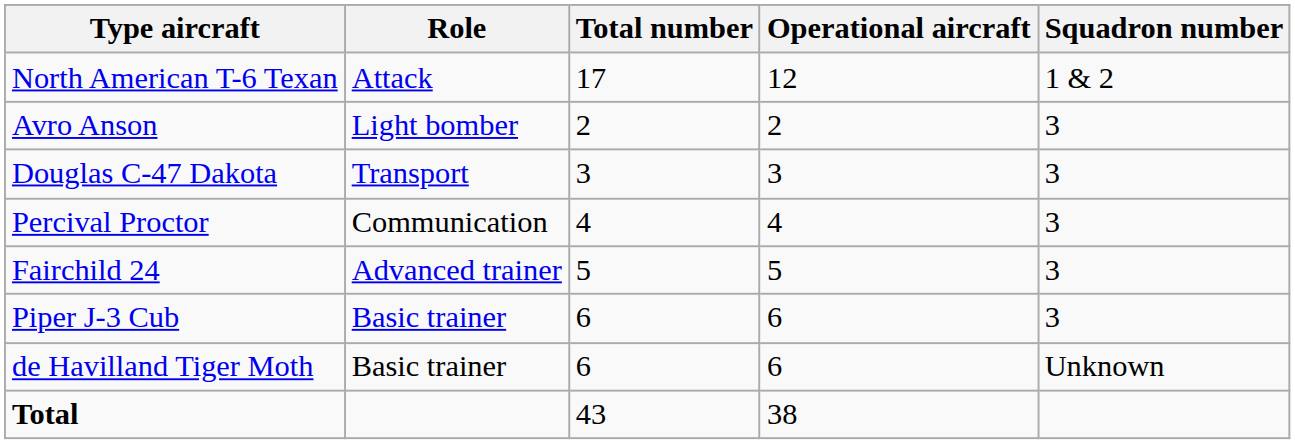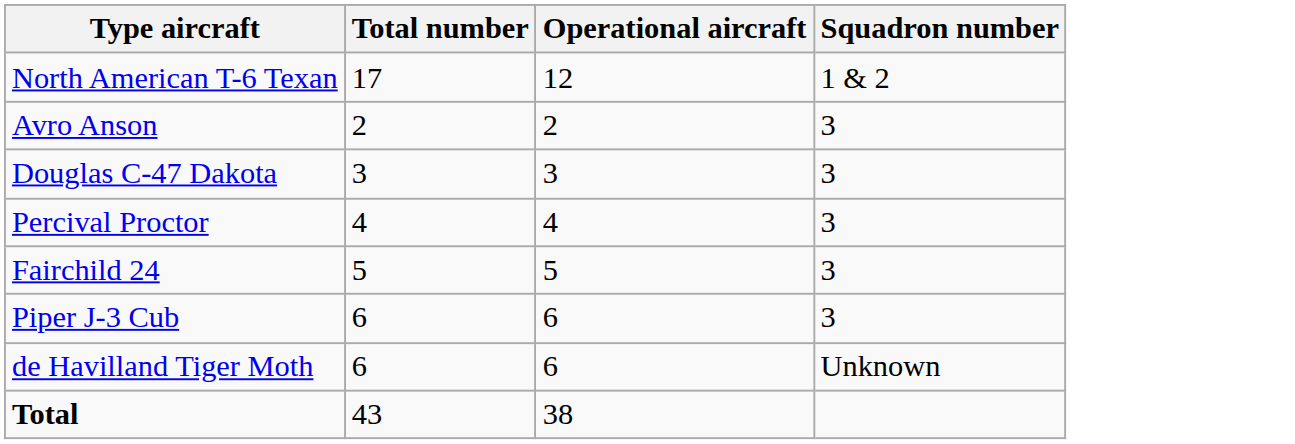- column: (457, 28)
